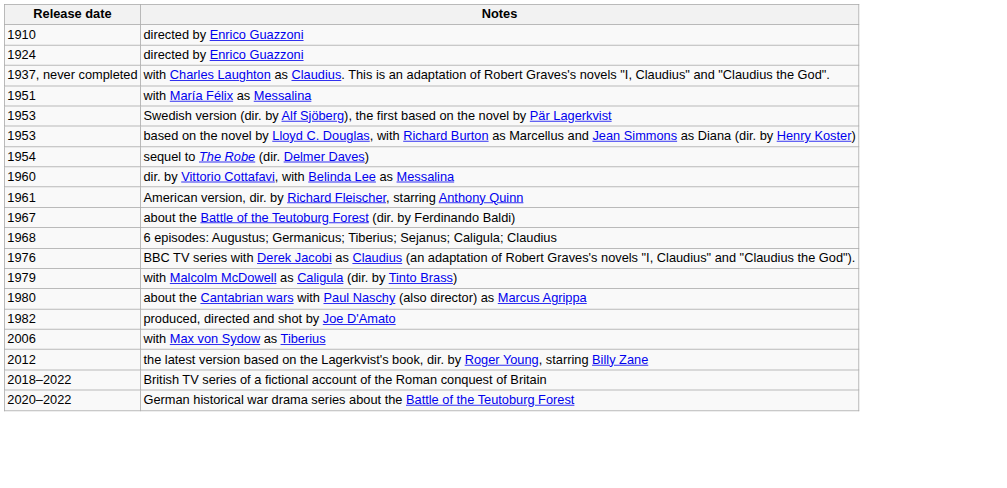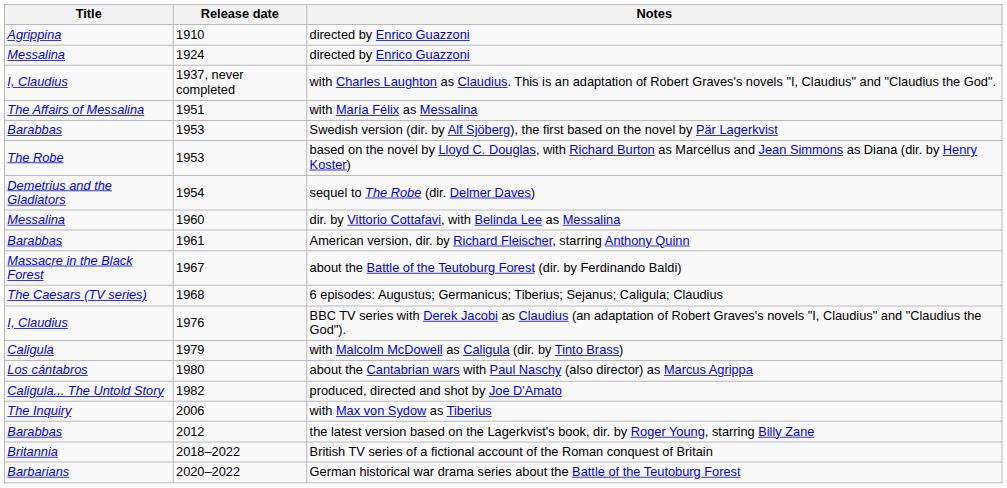+ column: (89, 14)
